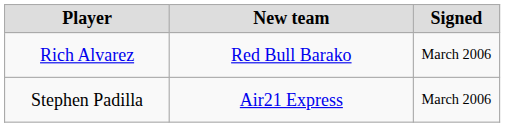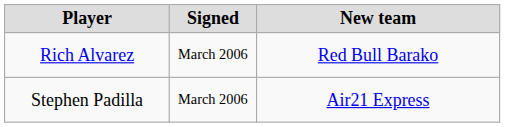columns swapped: (456, 18) <-> (291, 18)
